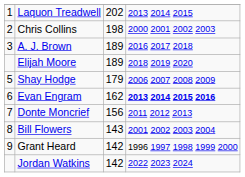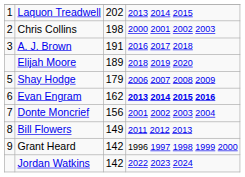(115, 46) 189 -> (115, 46) 191
(160, 113) 2011 2012 2013 -> (172, 113) 2001 2002 2003 2004
(115, 130) 143 -> (115, 130) 149
(172, 130) 2001 2002 2003 2004 -> (160, 130) 2011 2012 2013
